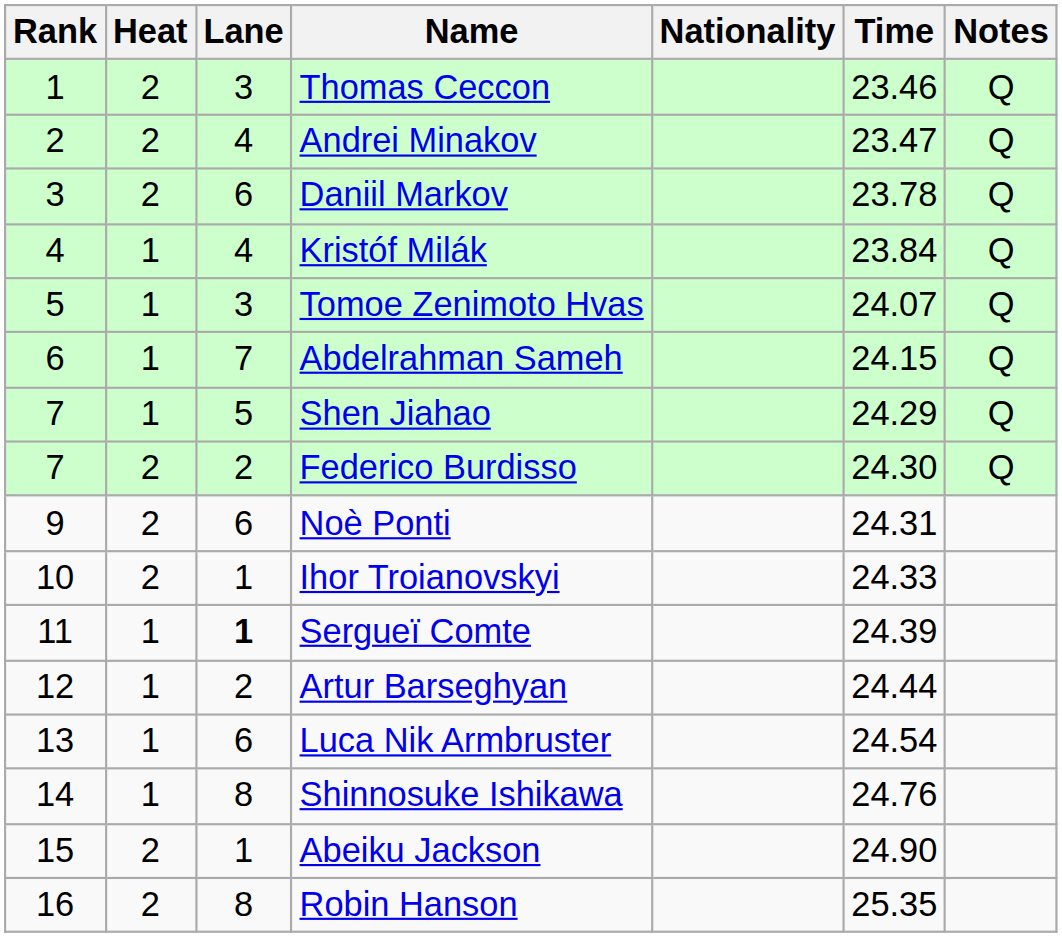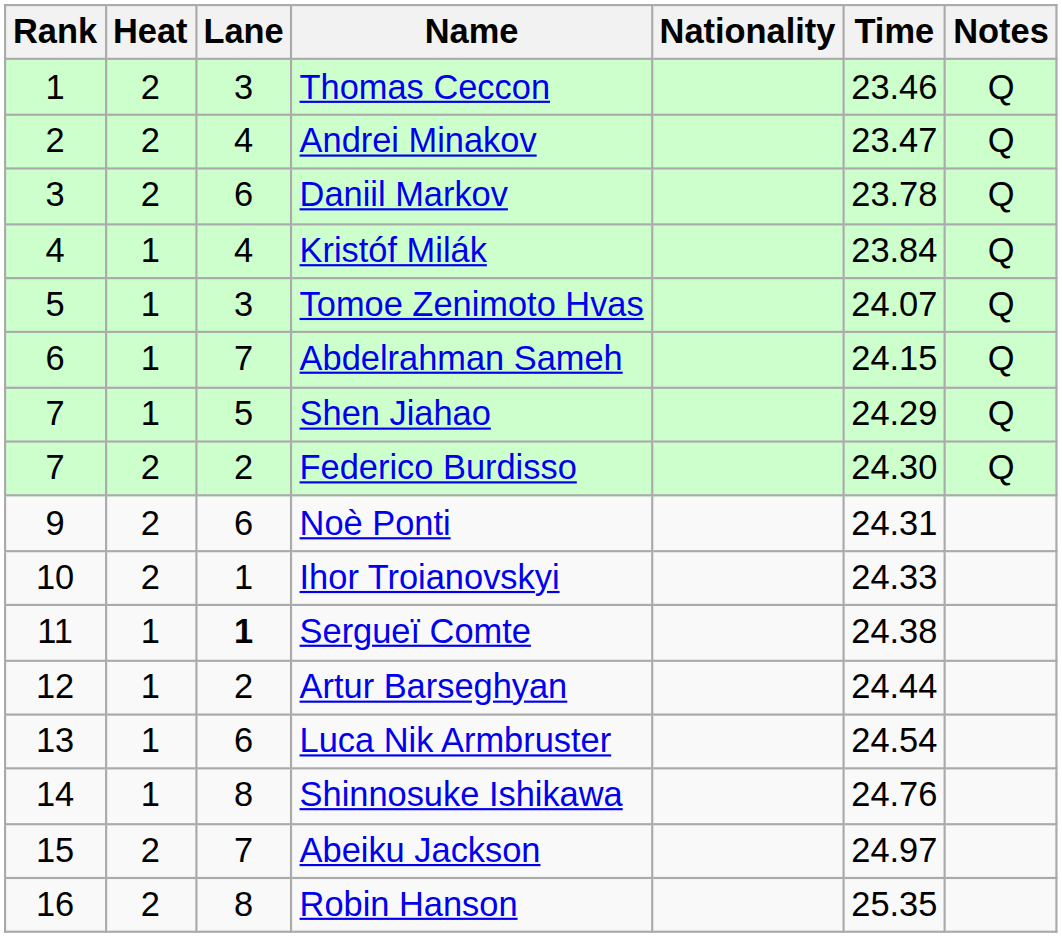(894, 631) 24.39 -> (894, 631) 24.38
(244, 850) 1 -> (244, 850) 7
(894, 850) 24.90 -> (894, 850) 24.97
